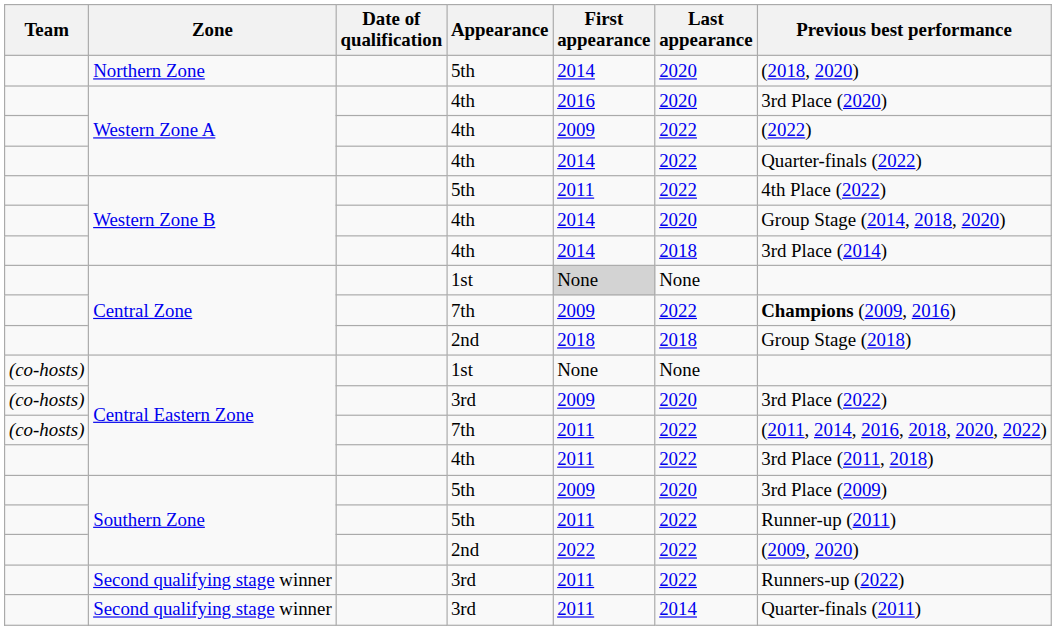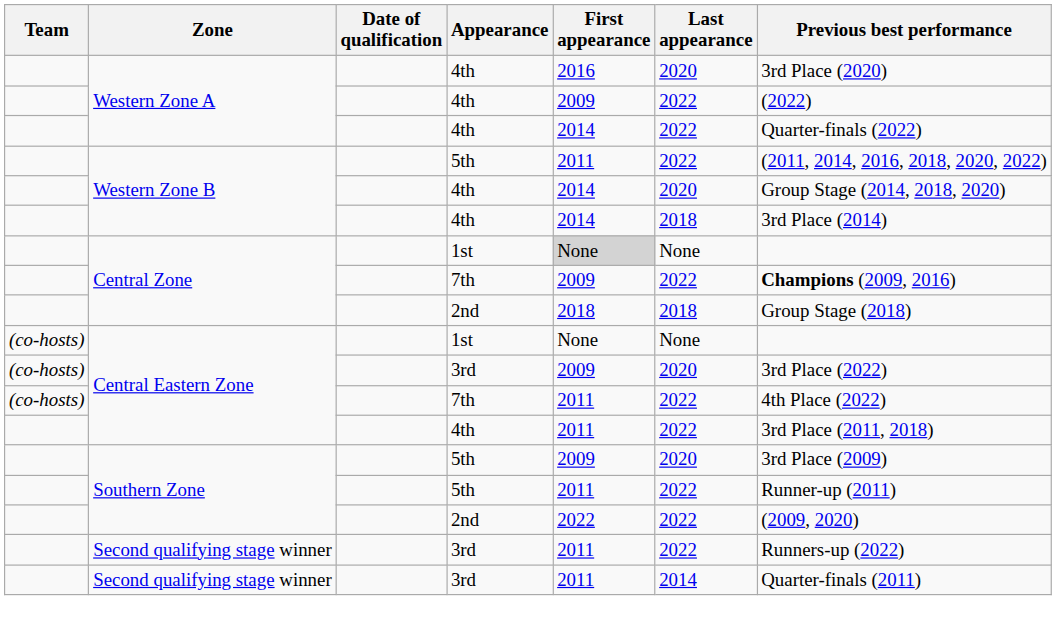- row: (149, 70)
(824, 190) 4th Place (2022) -> (904, 160) (2011, 2014, 2016, 2018, 2020, 2022)
(904, 429) (2011, 2014, 2016, 2018, 2020, 2022) -> (824, 400) 4th Place (2022)
